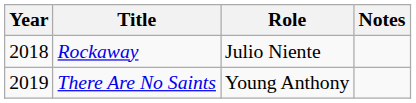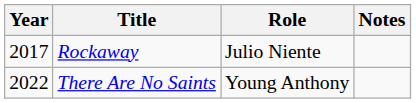(29, 51) 2018 -> (29, 51) 2017
(29, 82) 2019 -> (29, 82) 2022
